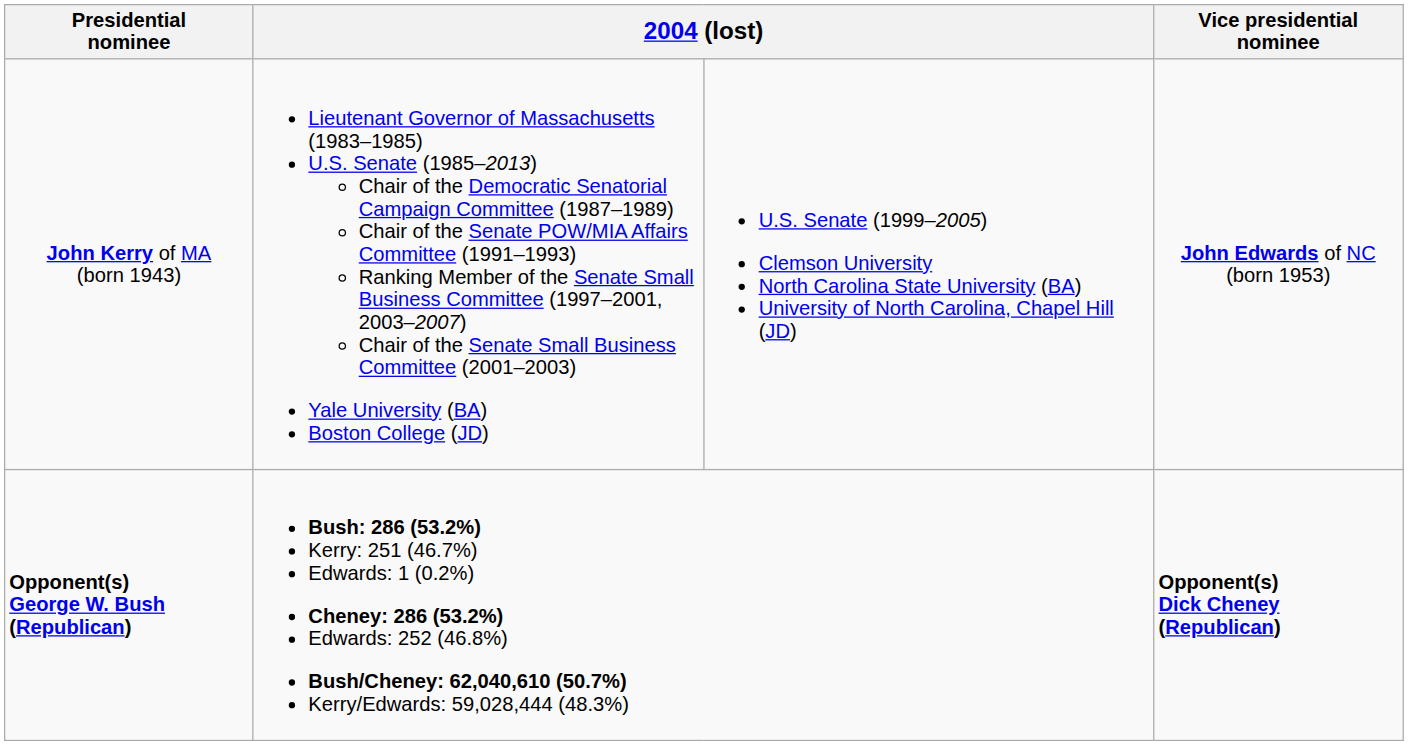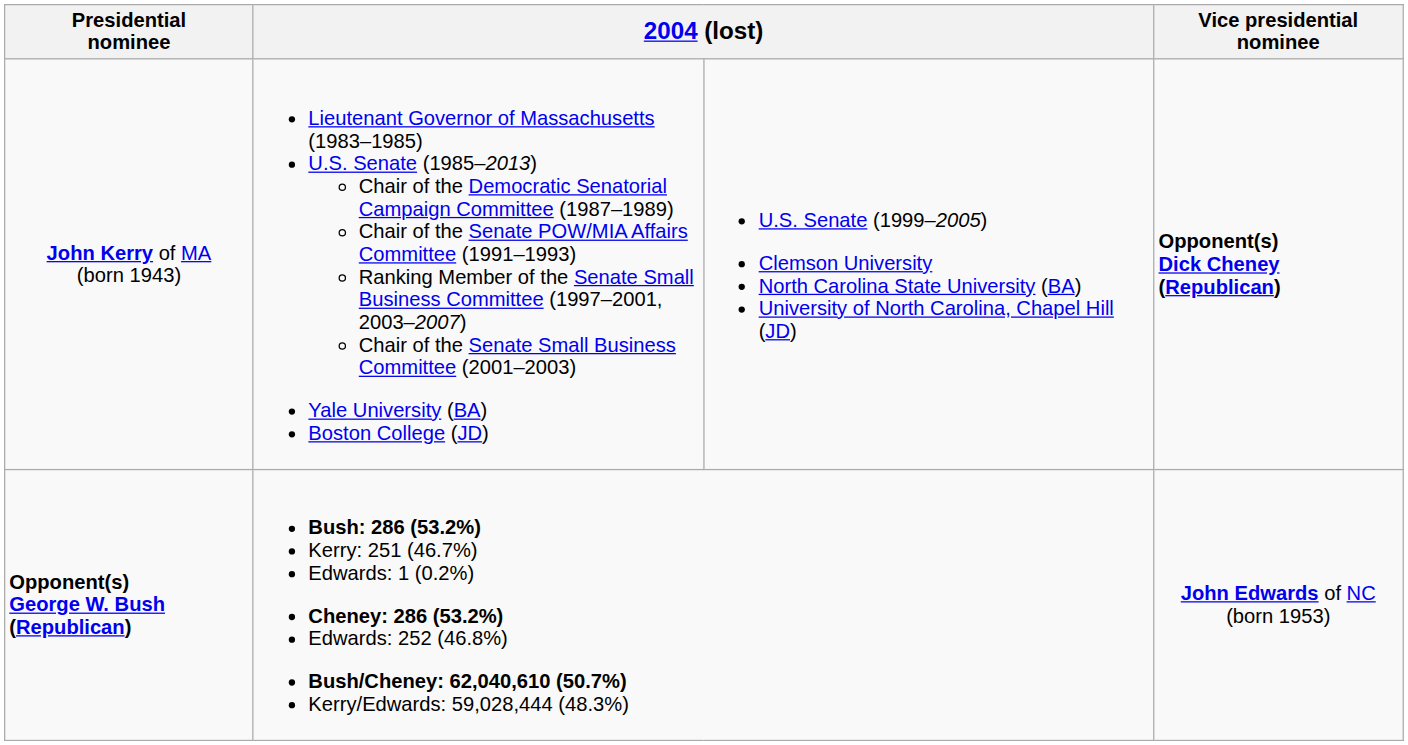(1278, 264) John Edwards of NC (born 1953) -> (1220, 264) Opponent(s) Dick Cheney (Republican)
(1220, 604) Opponent(s) Dick Cheney (Republican) -> (1278, 604) John Edwards of NC (born 1953)
